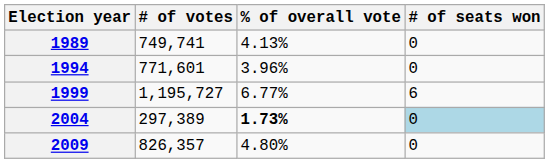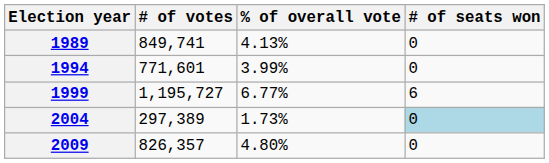(172, 43) 749,741 -> (172, 43) 849,741
(264, 69) 3.96% -> (264, 69) 3.99%
(264, 120) bold -> (264, 120) normal
